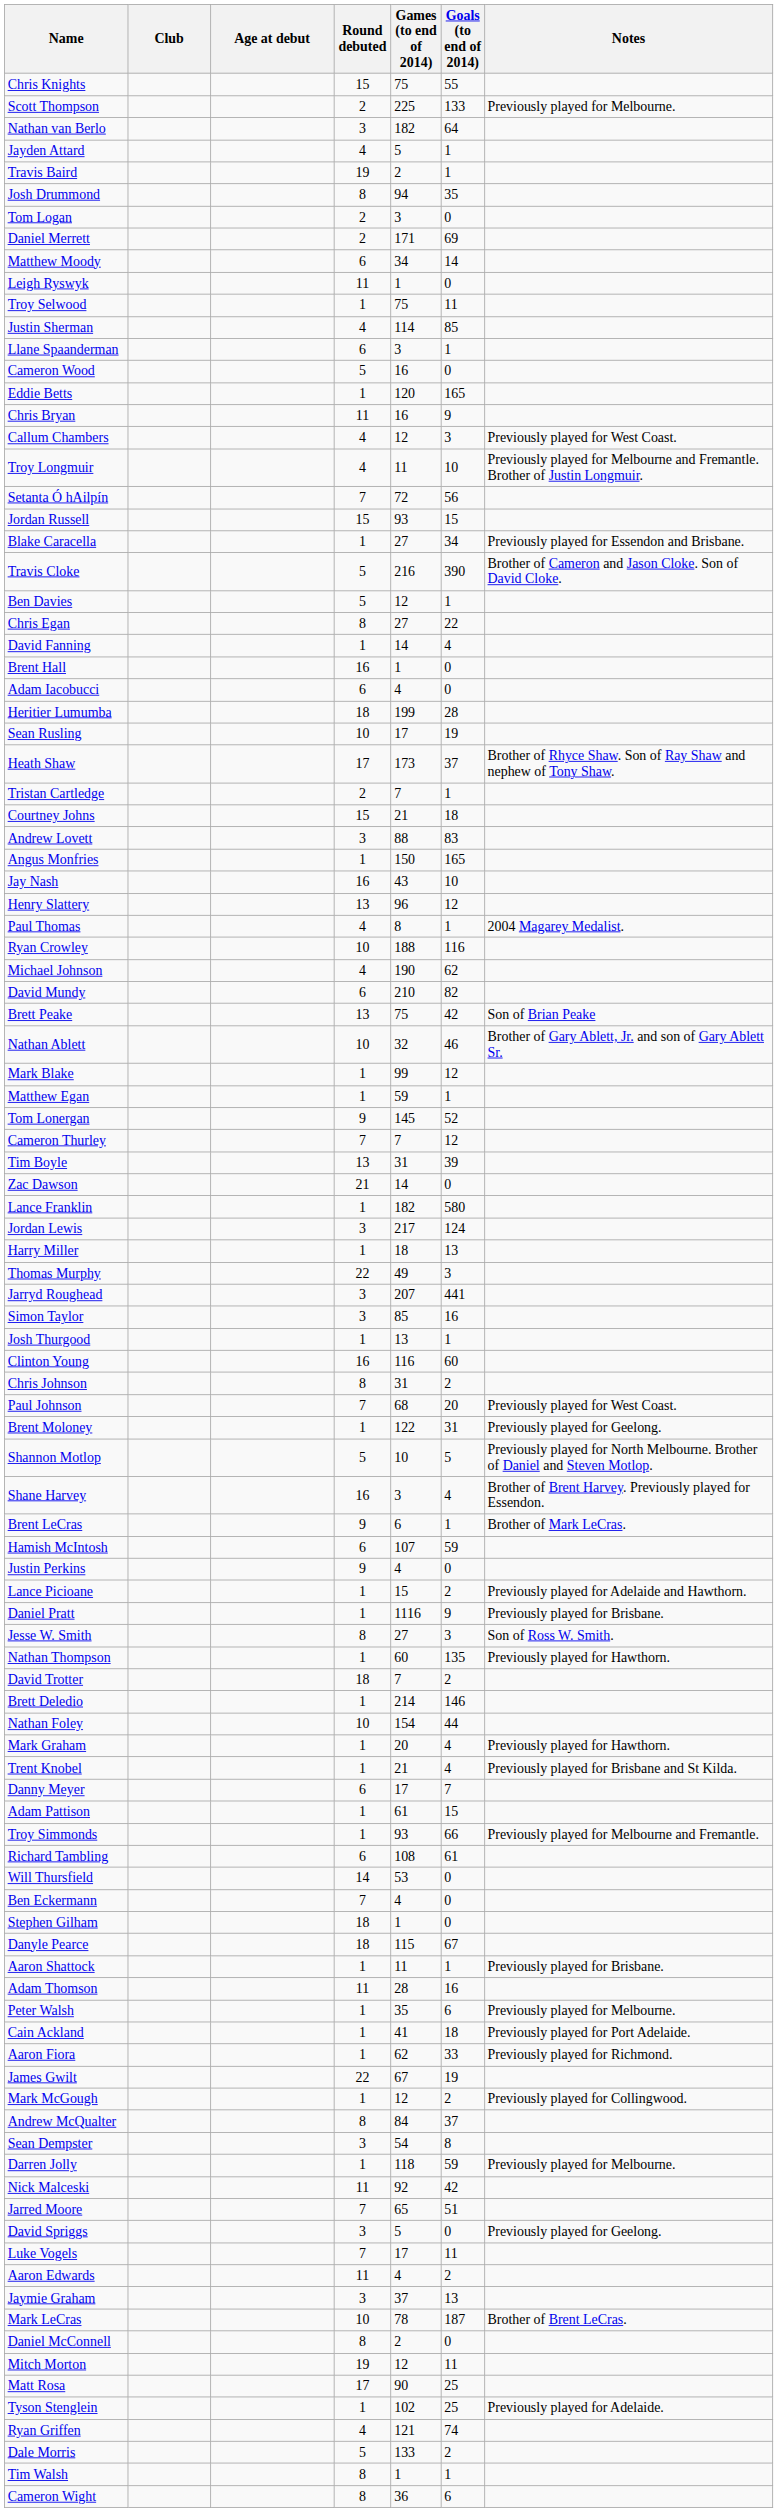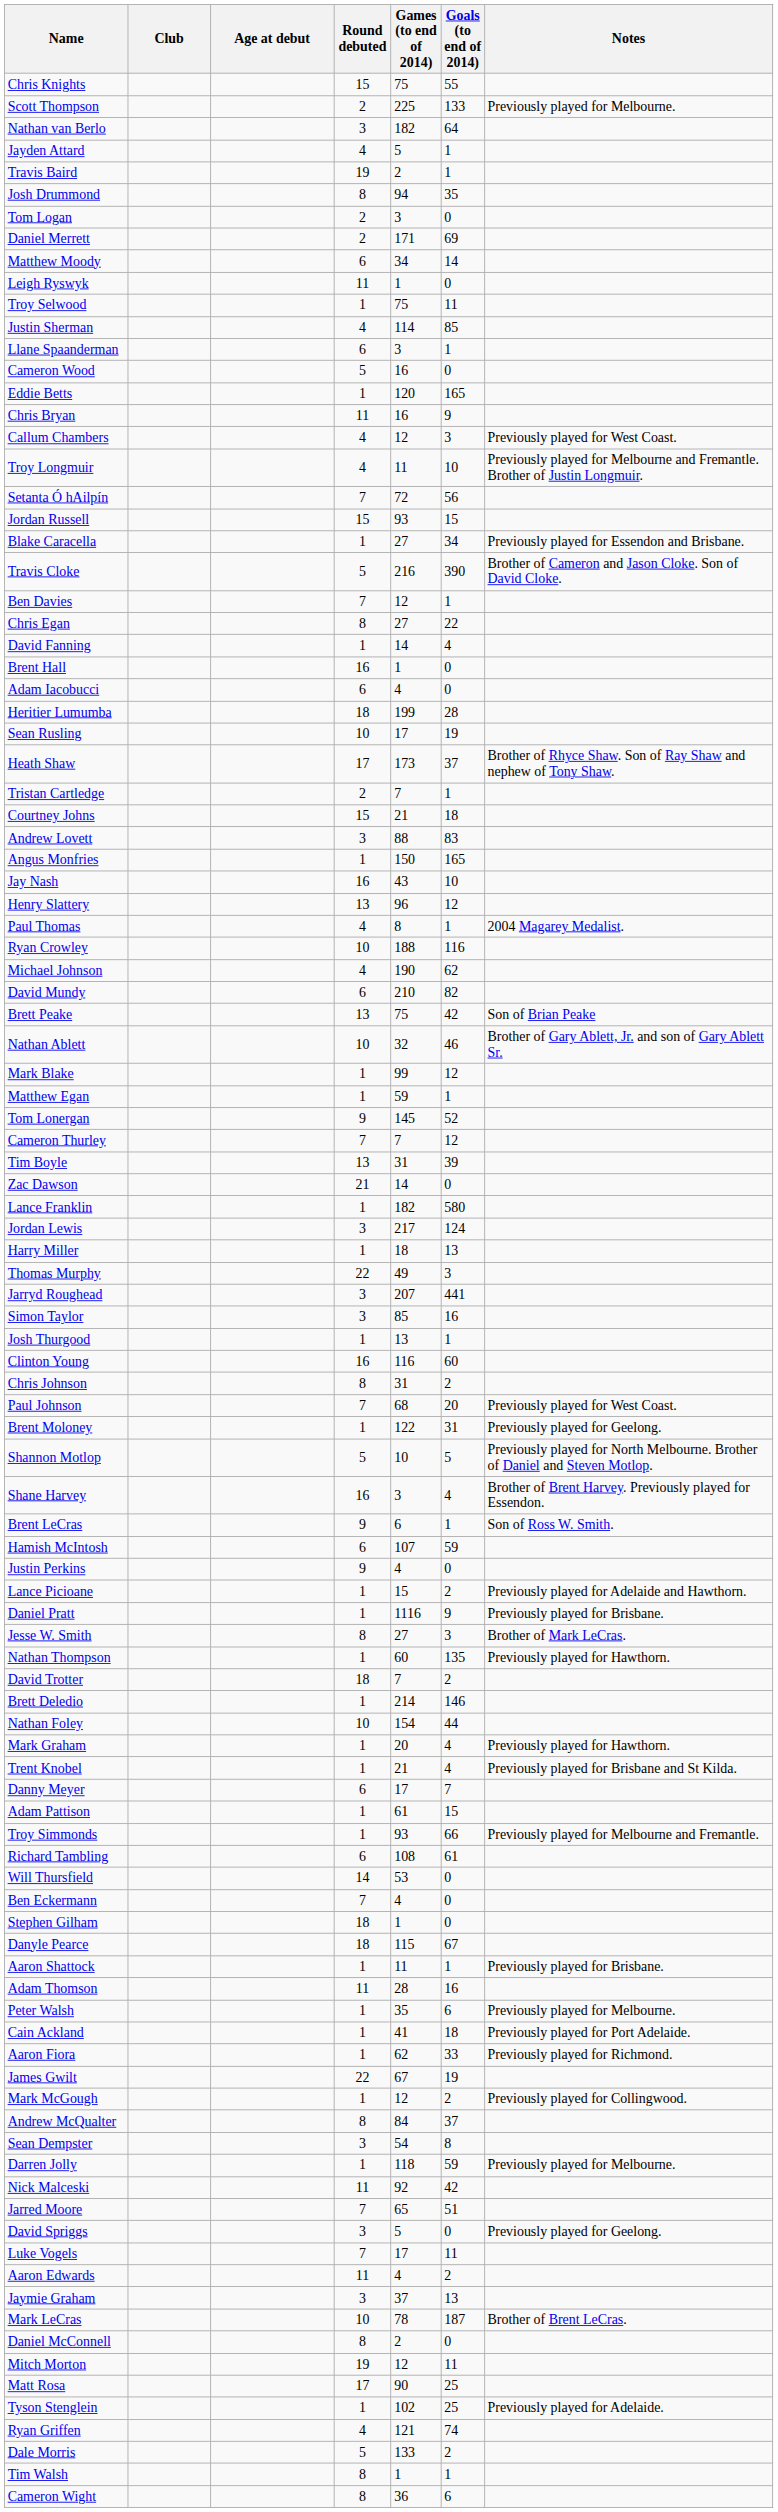(362, 601) 5 -> (362, 601) 7
(557, 1525) Brother of Mark LeCras. -> (551, 1525) Son of Ross W. Smith.
(551, 1635) Son of Ross W. Smith. -> (557, 1635) Brother of Mark LeCras.
